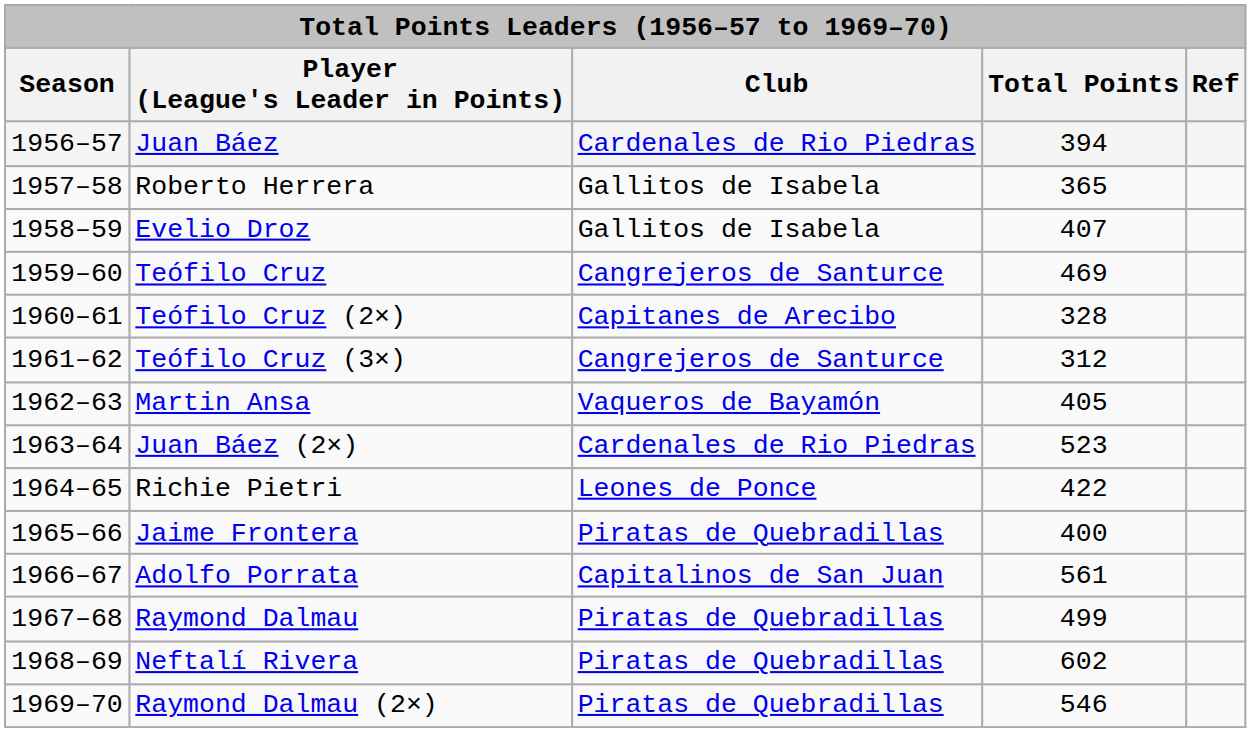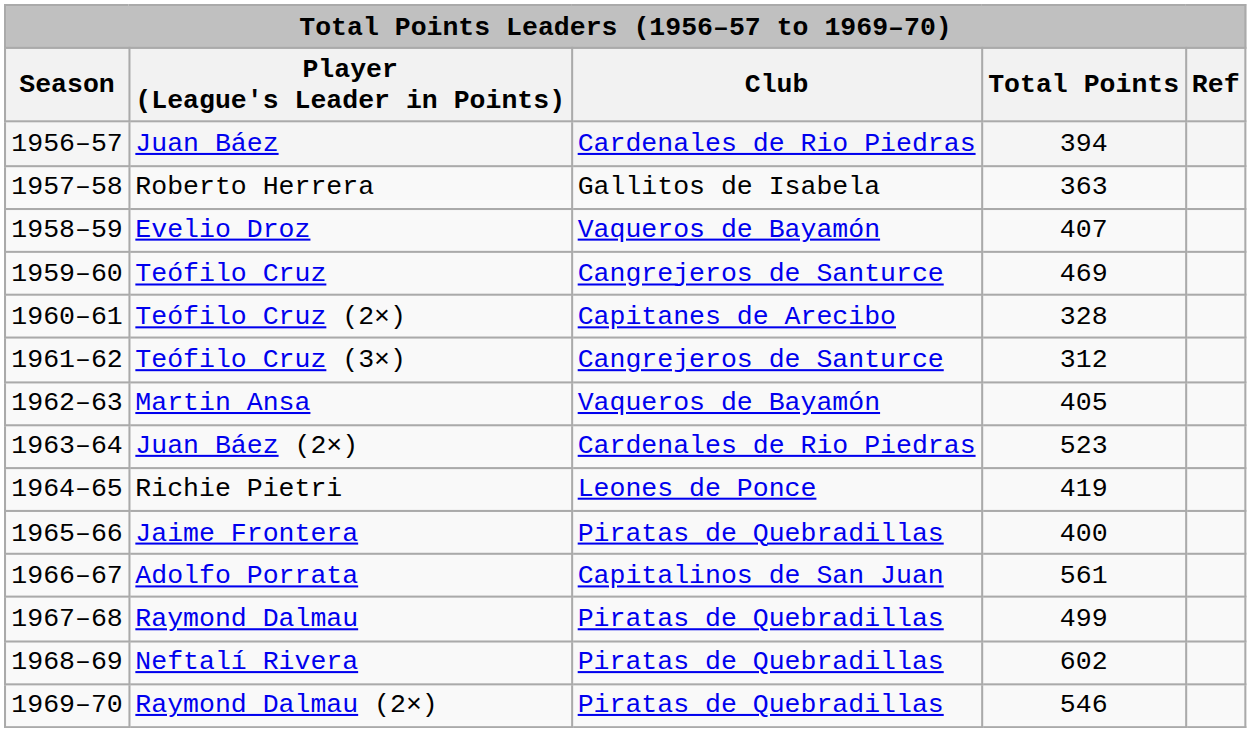(1084, 187) 365 -> (1084, 187) 363
(729, 230) Gallitos de Isabela -> (729, 230) Vaqueros de Bayamón
(1084, 489) 422 -> (1084, 489) 419
